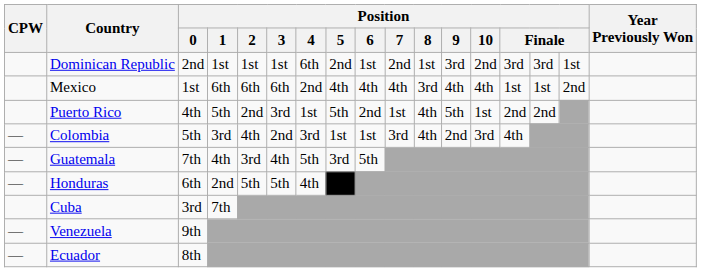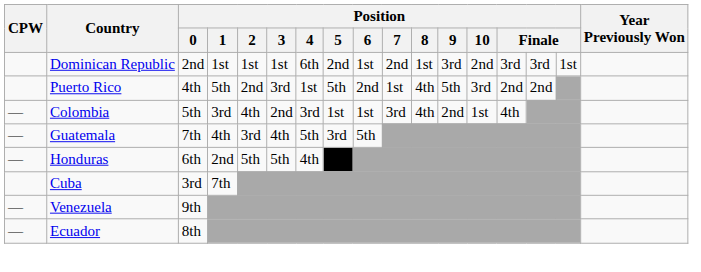- row: (73, 87)
(483, 111) 1st -> (481, 87) 3rd
(484, 135) 3rd -> (480, 111) 1st
